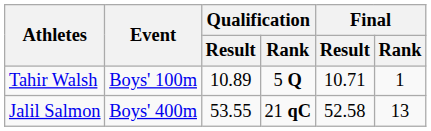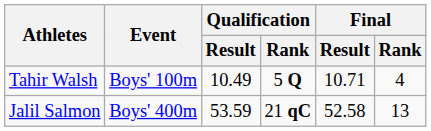(231, 80) 10.89 -> (231, 80) 10.49
(400, 80) 1 -> (400, 80) 4
(231, 111) 53.55 -> (231, 111) 53.59
